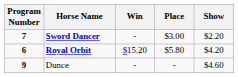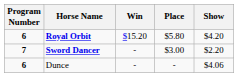rows swapped: (68, 51) <-> (73, 36)
(24, 65) 9 -> (24, 65) 6
(214, 65) $4.60 -> (214, 65) $4.06
